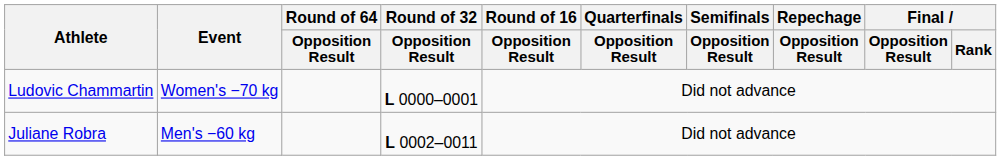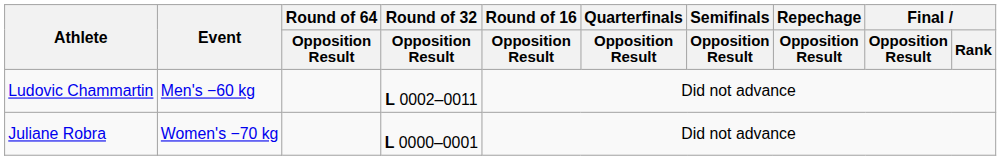(220, 91) Women's −70 kg -> (208, 91) Men's −60 kg
(431, 100) L 0000–0001 -> (431, 100) L 0002–0011
(208, 134) Men's −60 kg -> (220, 134) Women's −70 kg
(431, 143) L 0002–0011 -> (431, 143) L 0000–0001
